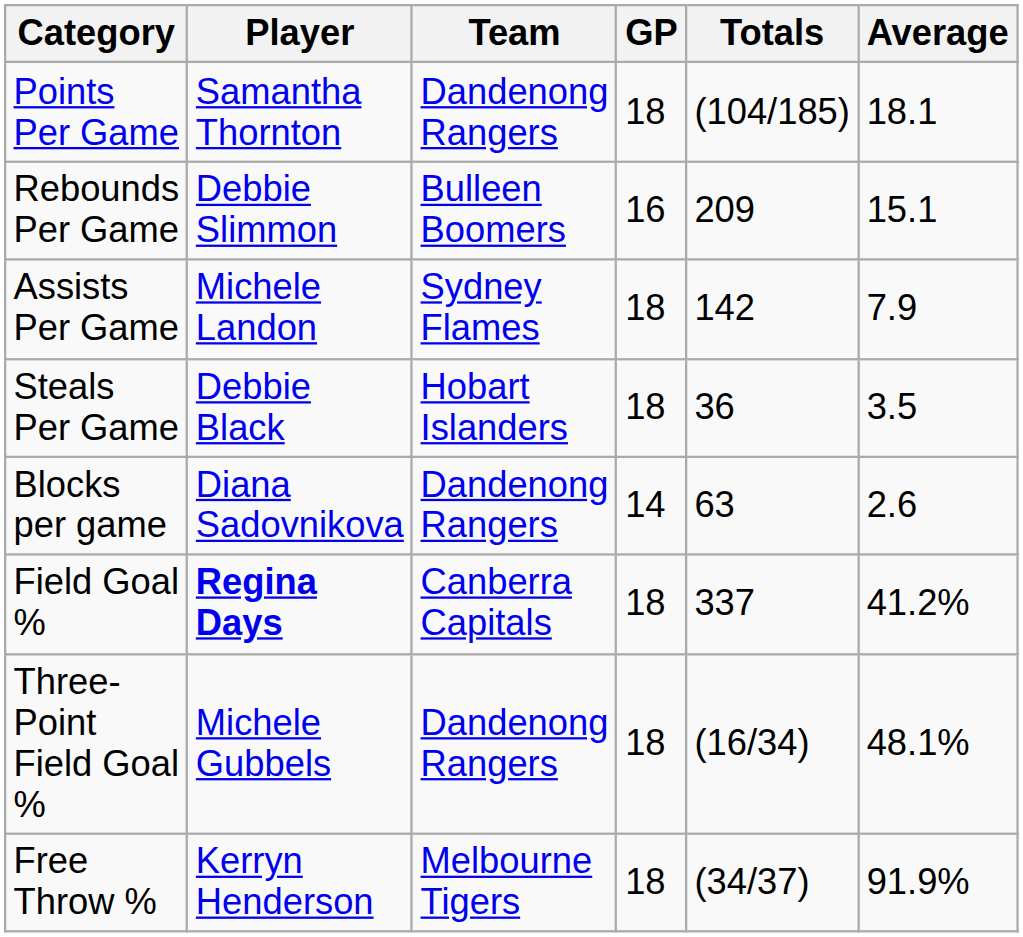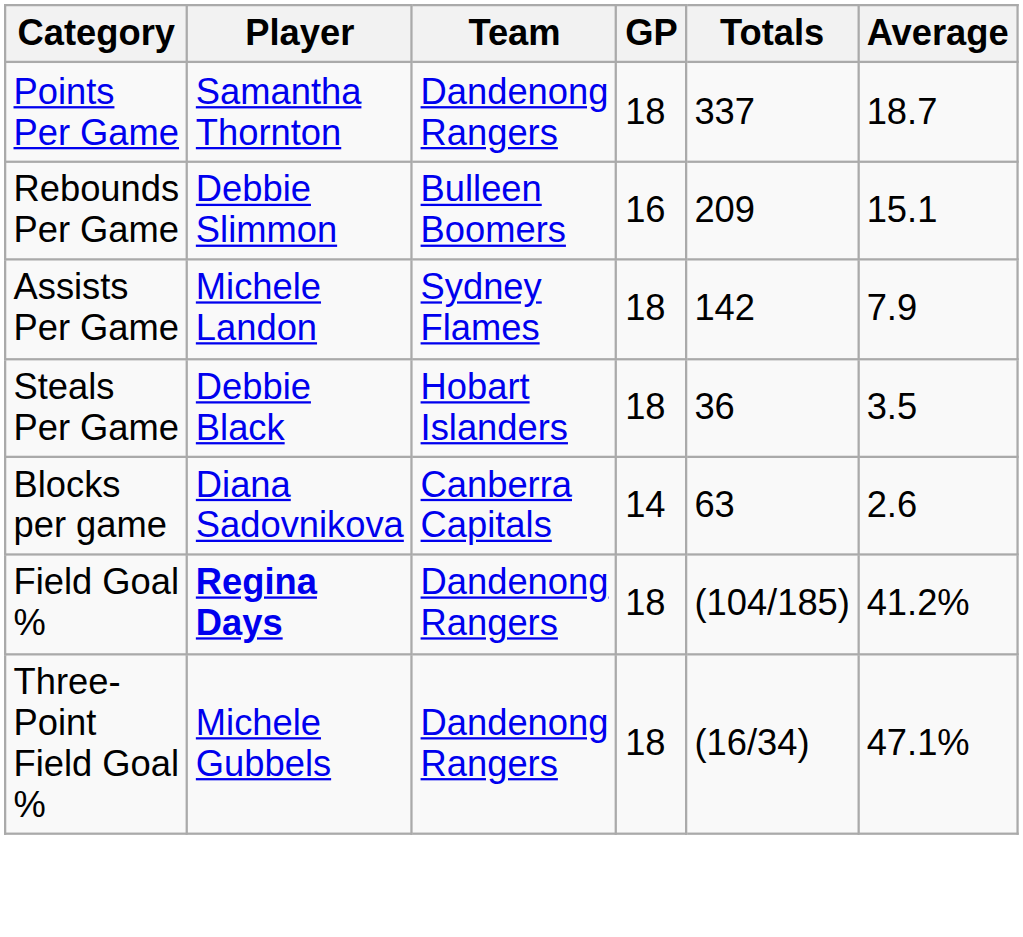(772, 111) (104/185) -> (725, 111) 337
(902, 111) 18.1 -> (902, 111) 18.7
(515, 505) Dandenong Rangers -> (496, 505) Canberra Capitals
(496, 603) Canberra Capitals -> (515, 603) Dandenong Rangers
(725, 603) 337 -> (772, 603) (104/185)
(918, 742) 48.1% -> (918, 742) 47.1%
- row: (85, 882)
